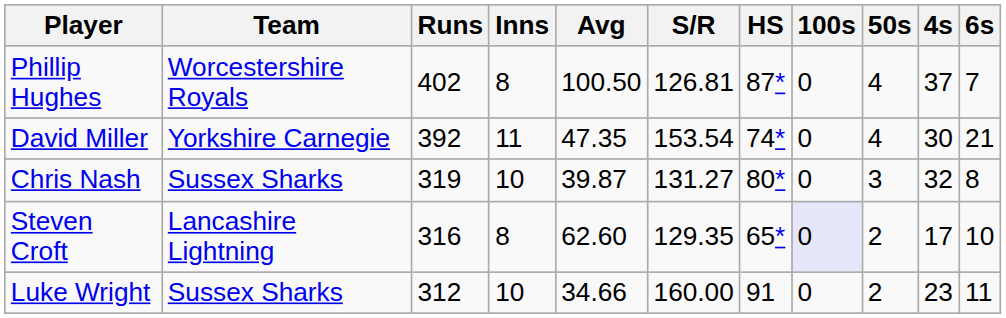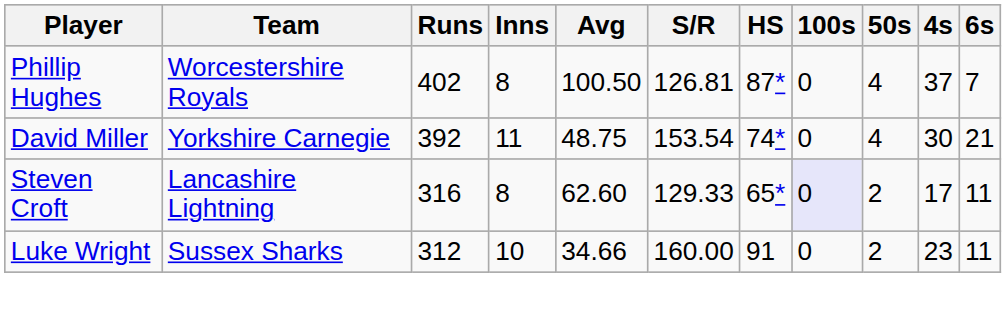(594, 138) 47.35 -> (594, 138) 48.75
- row: (76, 179)
(694, 236) 129.35 -> (694, 194) 129.33
(980, 236) 10 -> (979, 194) 11
